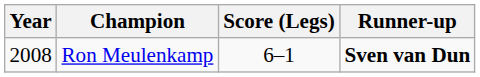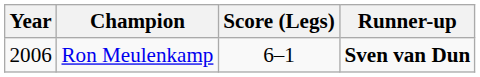(31, 54) 2008 -> (31, 54) 2006
